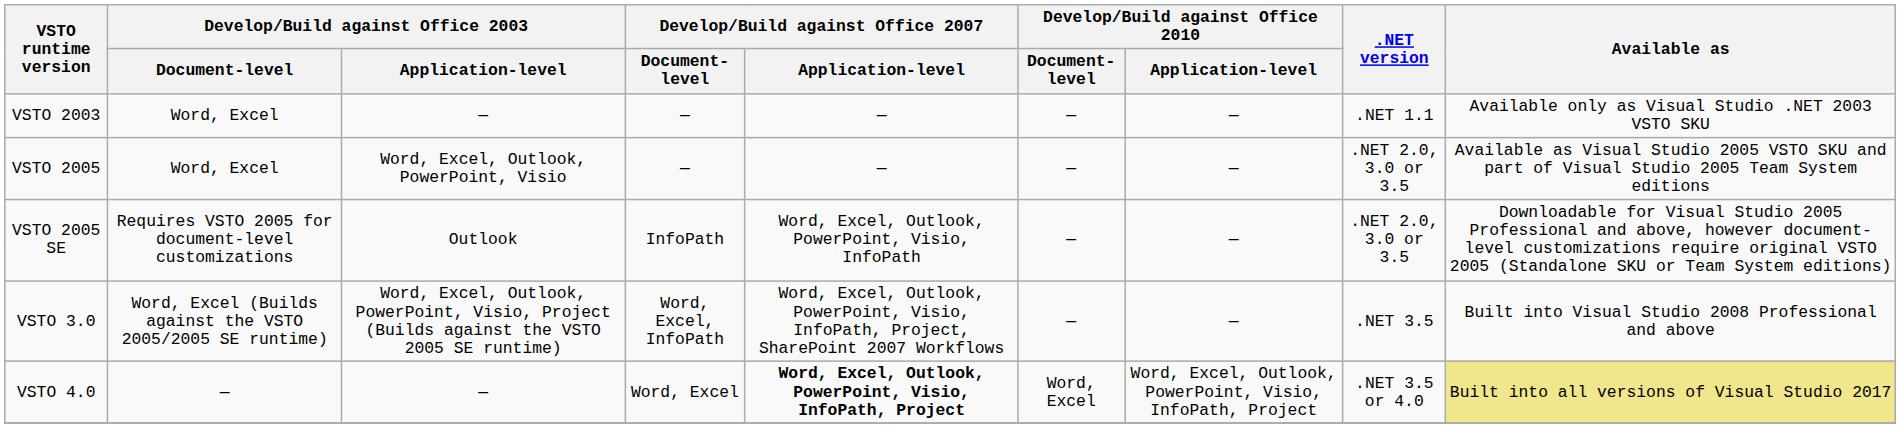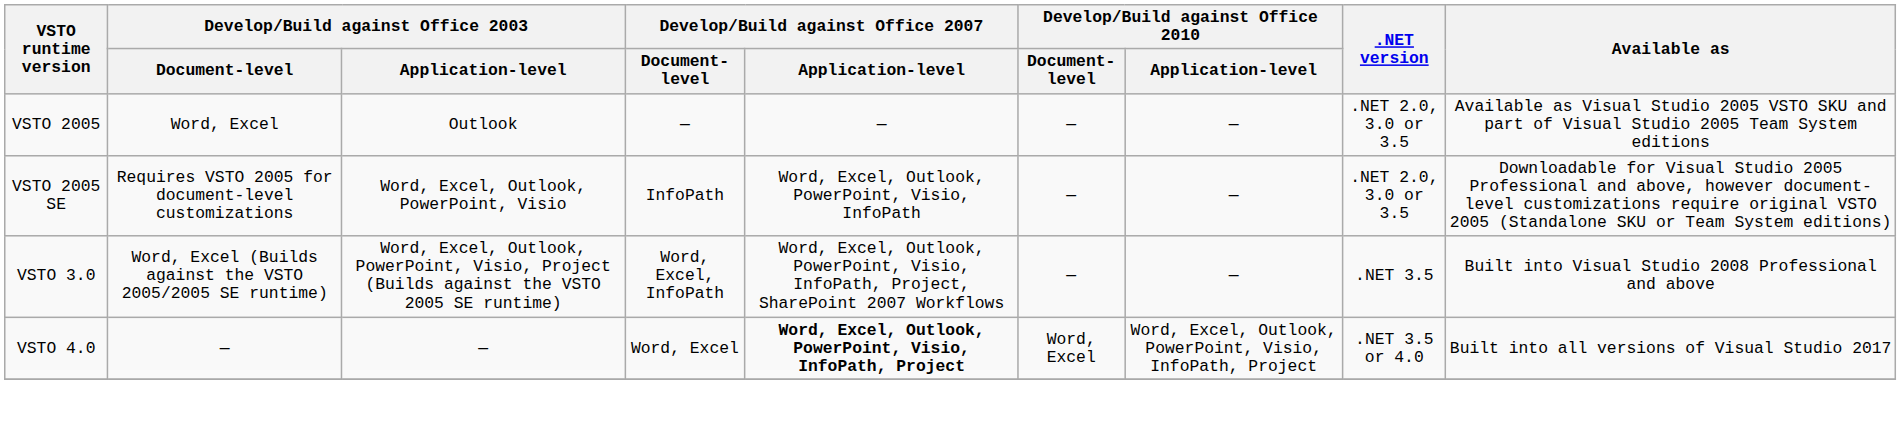- row: (56, 115)
(483, 169) Word, Excel, Outlook, PowerPoint, Visio -> (483, 124) Outlook
(483, 240) Outlook -> (483, 196) Word, Excel, Outlook, PowerPoint, Visio
(1671, 392) khaki background -> (1671, 348) no background
